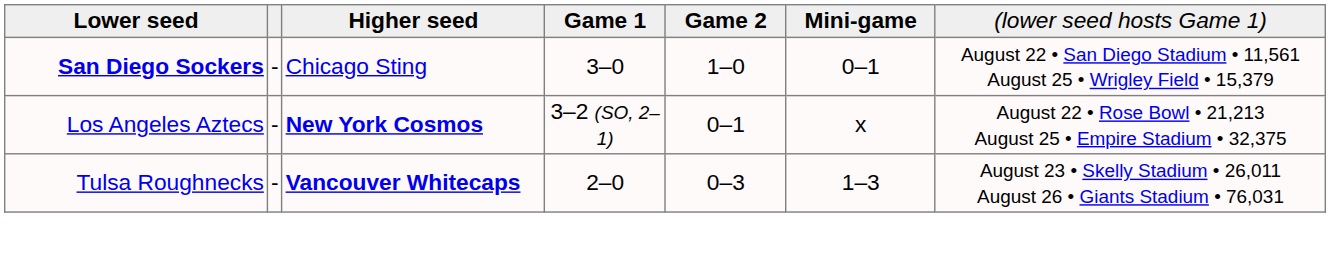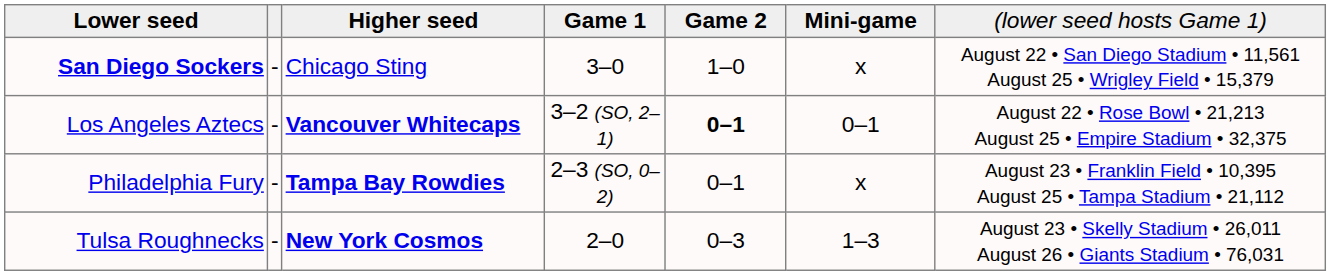(861, 66) 0–1 -> (861, 66) x
(384, 124) New York Cosmos -> (403, 124) Vancouver Whitecaps
(726, 124) normal -> (726, 124) bold
(861, 124) x -> (861, 124) 0–1
+ row: (176, 182)
(403, 182) Vancouver Whitecaps -> (384, 240) New York Cosmos
